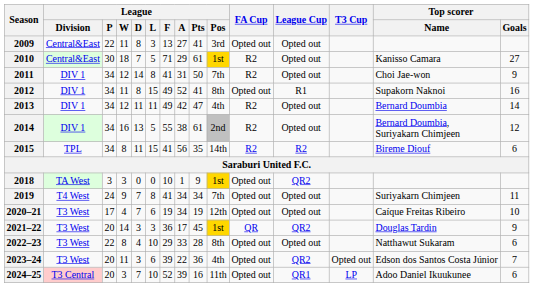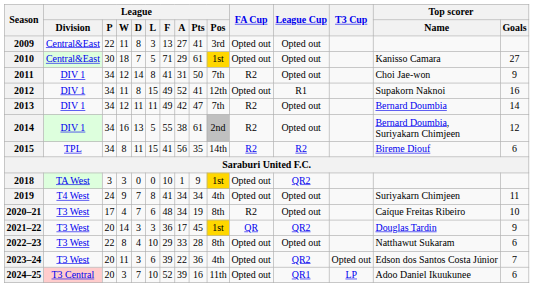(251, 59) R2 -> (251, 59) Opted out
(218, 91) 8th -> (218, 91) 12th
(218, 106) 4th -> (218, 106) 7th
(218, 196) 7th -> (218, 196) 4th
(167, 212) 19 -> (167, 212) 48
(218, 212) 12th -> (218, 212) 8th
(251, 212) Opted out -> (251, 212) R2
